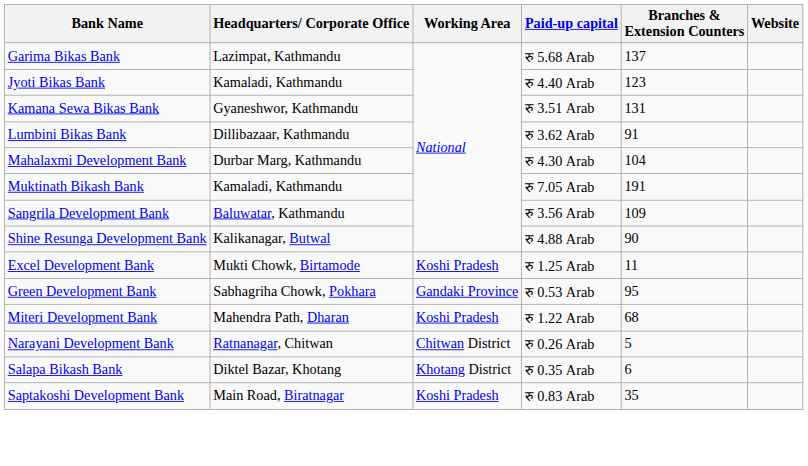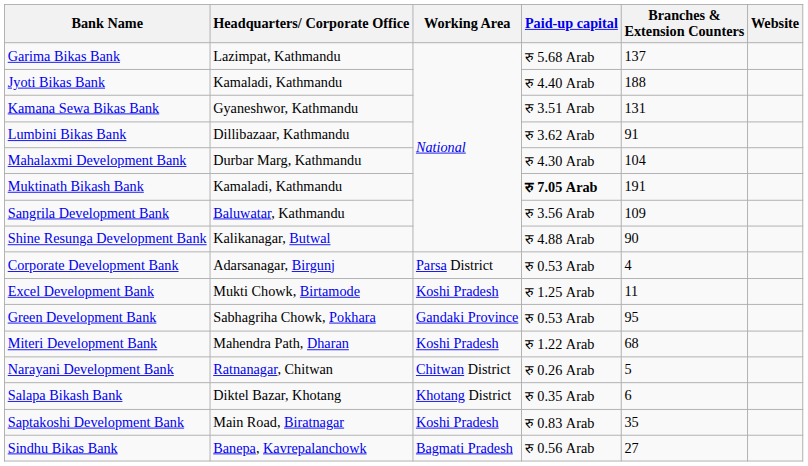(635, 82) 123 -> (635, 82) 188
(560, 187) normal -> (561, 187) bold
+ row: (93, 265)
+ row: (63, 448)
